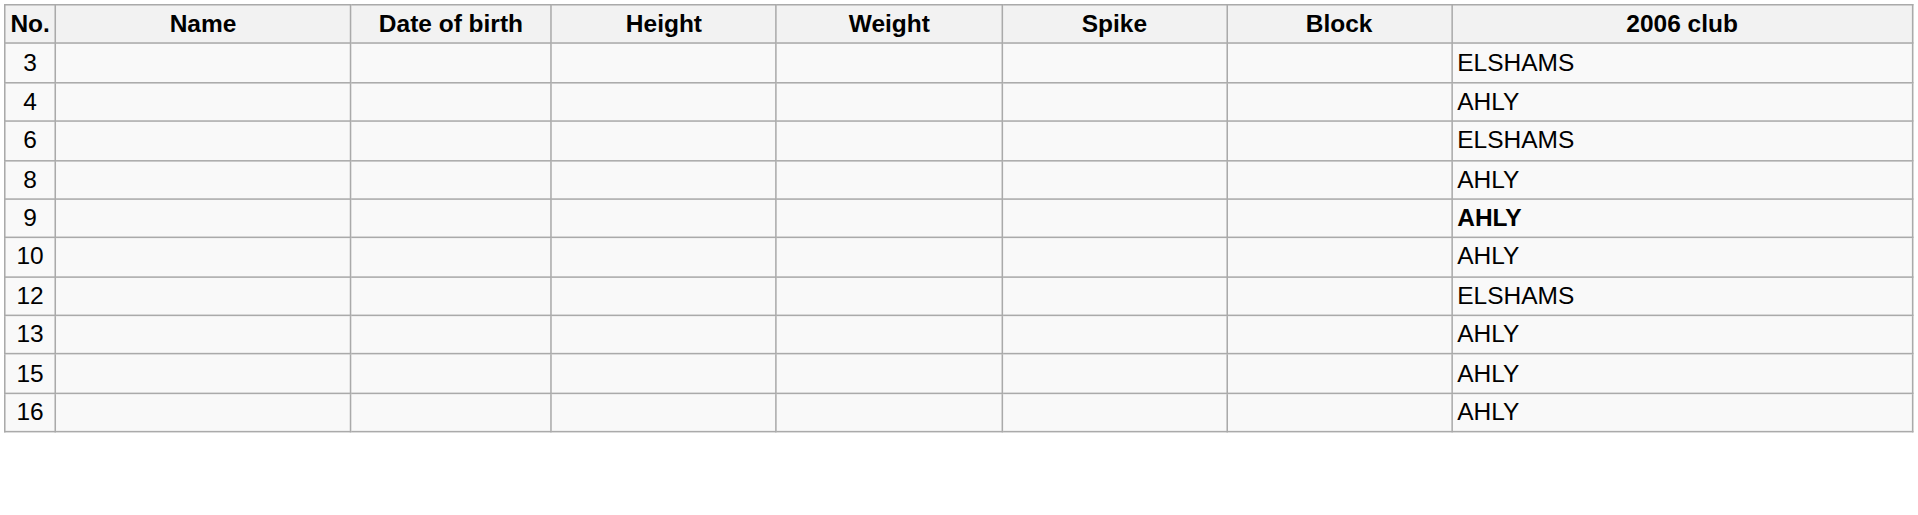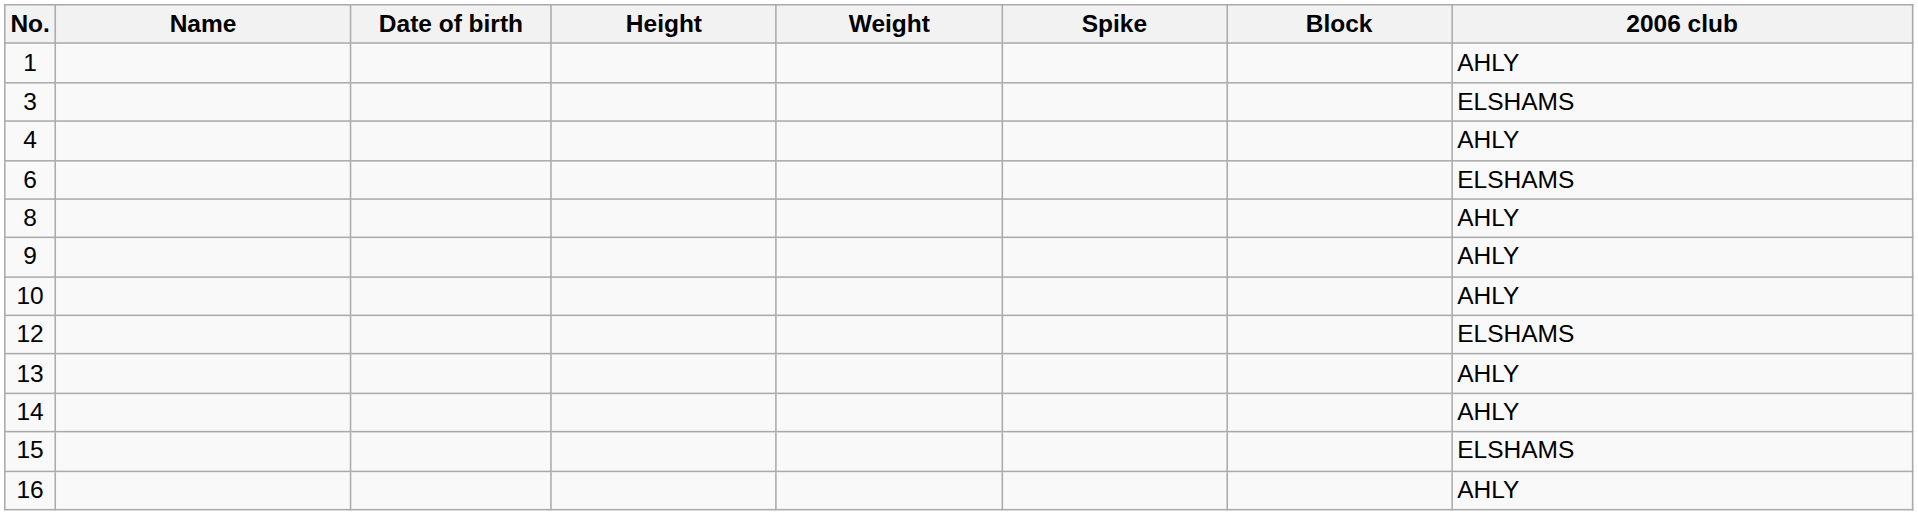+ row: (30, 62)
(1489, 218) bold -> (1488, 256) normal
+ row: (30, 412)
(1488, 373) AHLY -> (1516, 450) ELSHAMS
